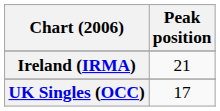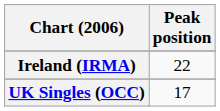(182, 65) 21 -> (182, 65) 22
